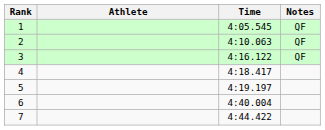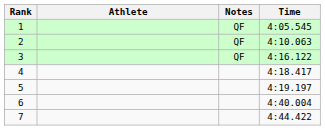columns swapped: (250, 12) <-> (300, 12)
